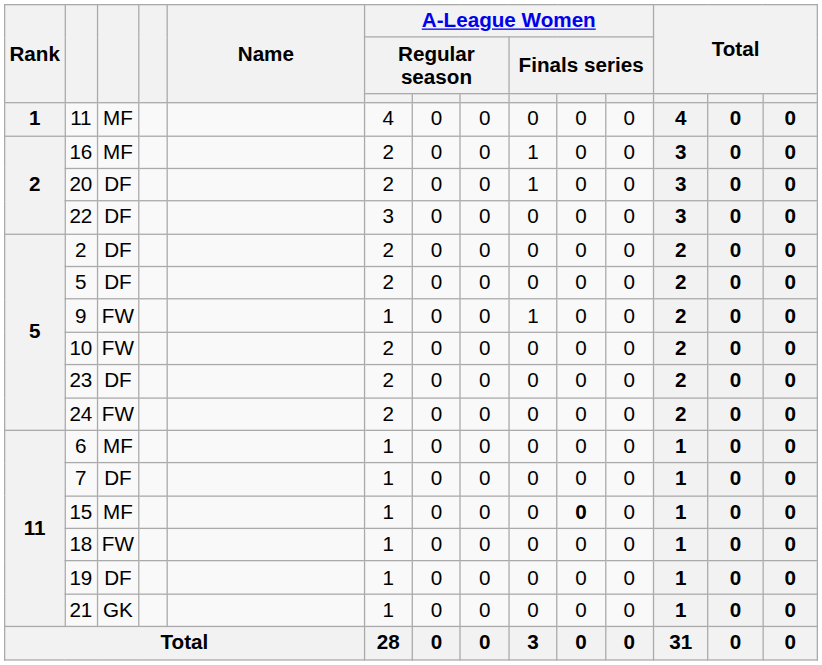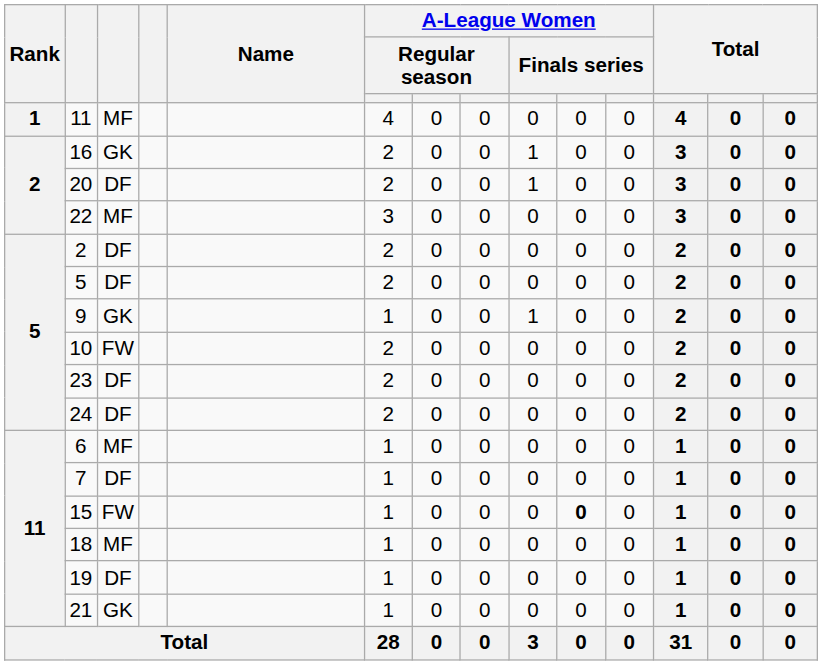(118, 151) MF -> (118, 151) GK
(118, 217) DF -> (118, 217) MF
(118, 315) FW -> (118, 315) GK
(118, 413) FW -> (118, 413) DF
(118, 511) MF -> (118, 511) FW
(118, 544) FW -> (118, 544) MF
